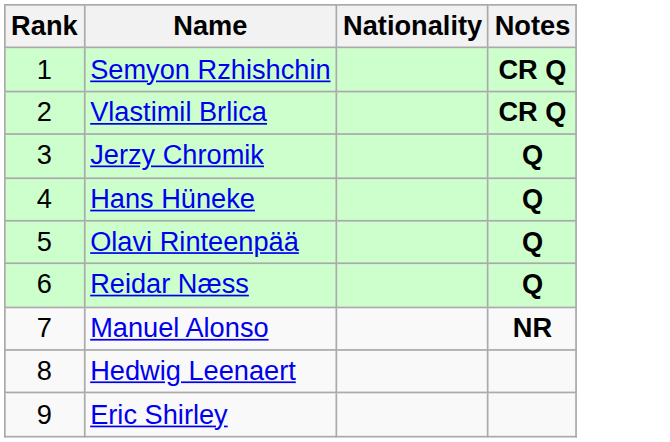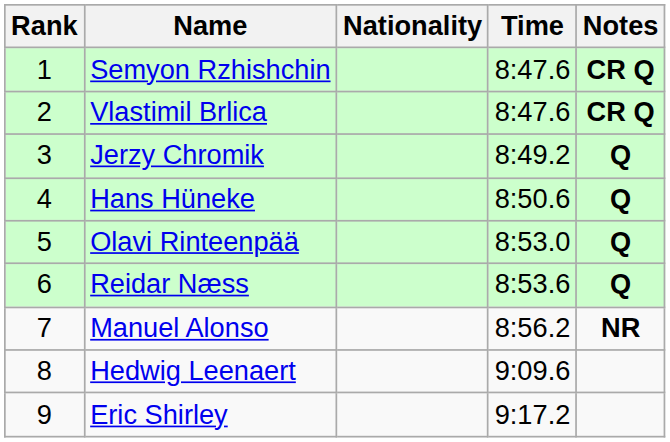+ column: (532, 26)
